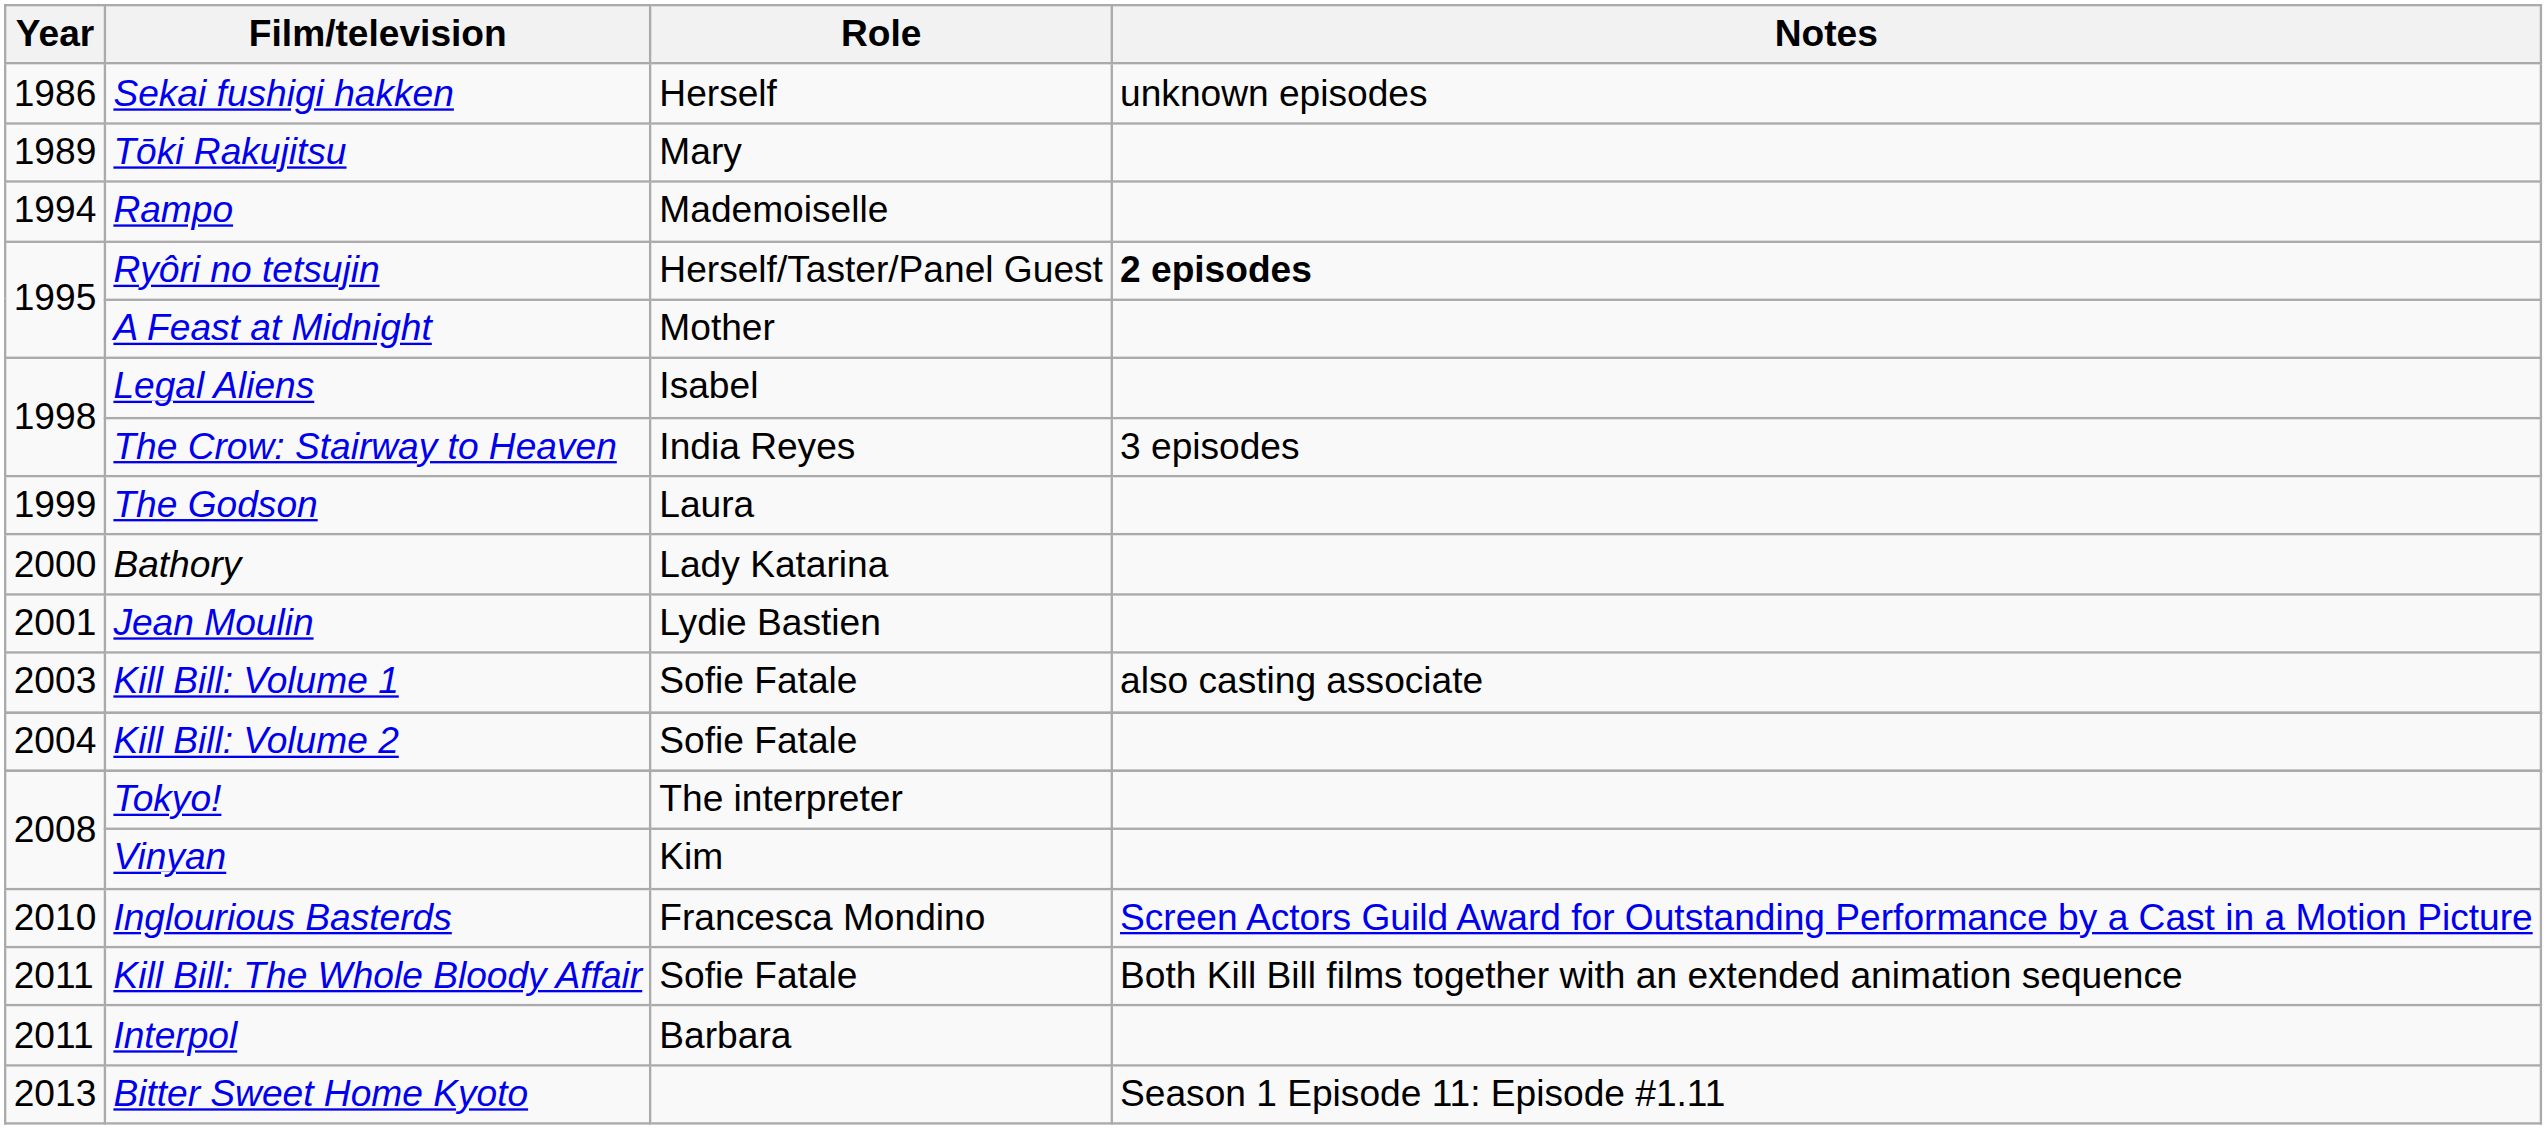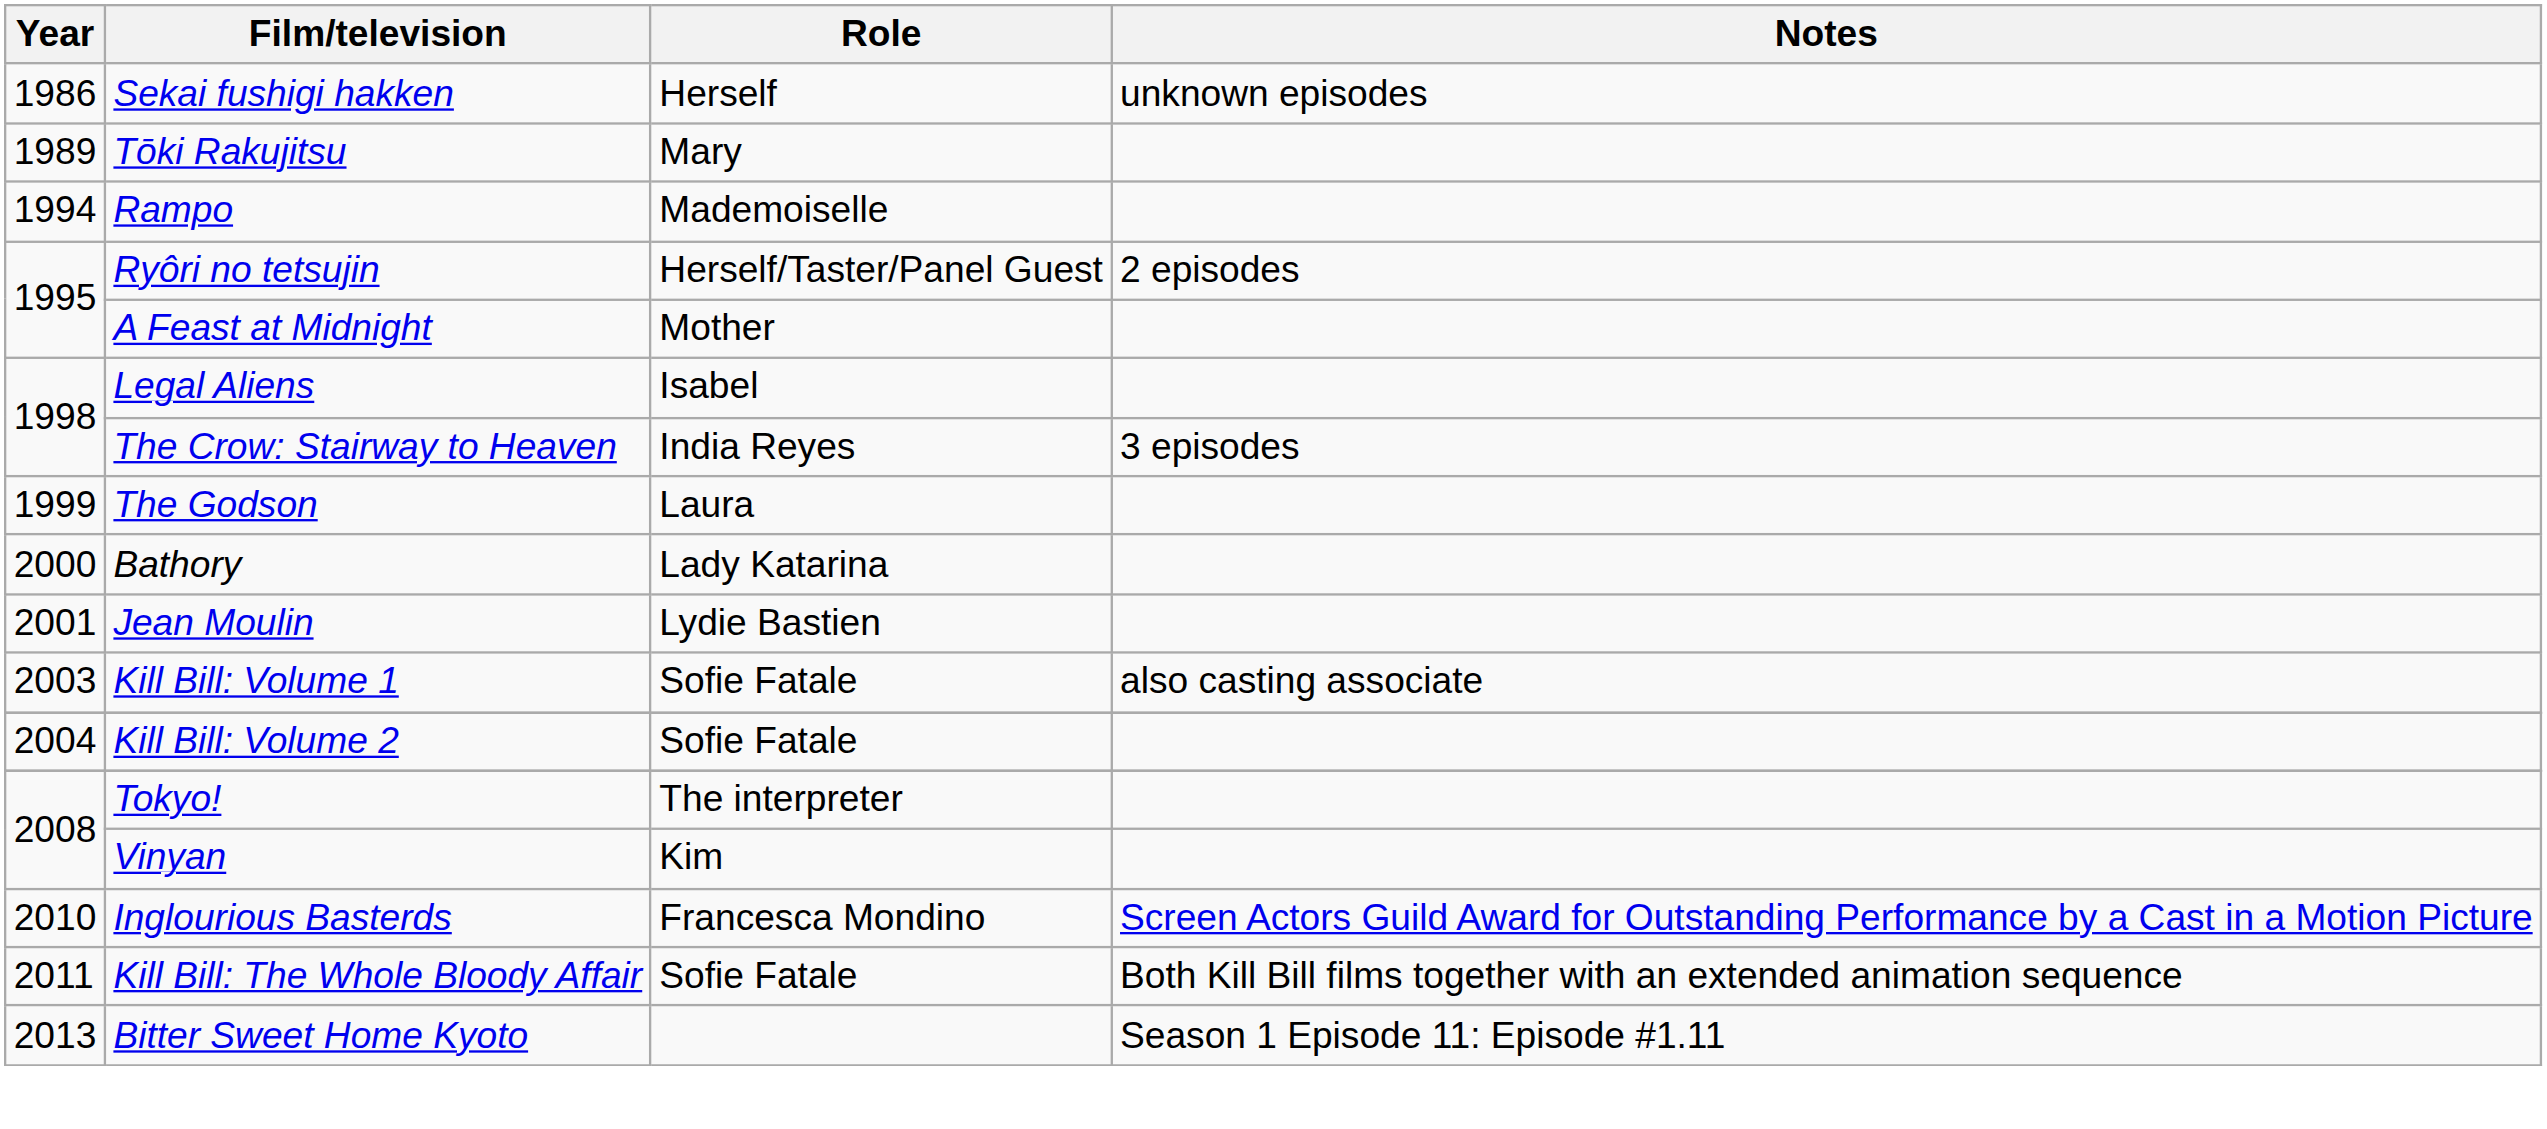(1216, 269) bold -> (1210, 269) normal
- row: (175, 1034)
